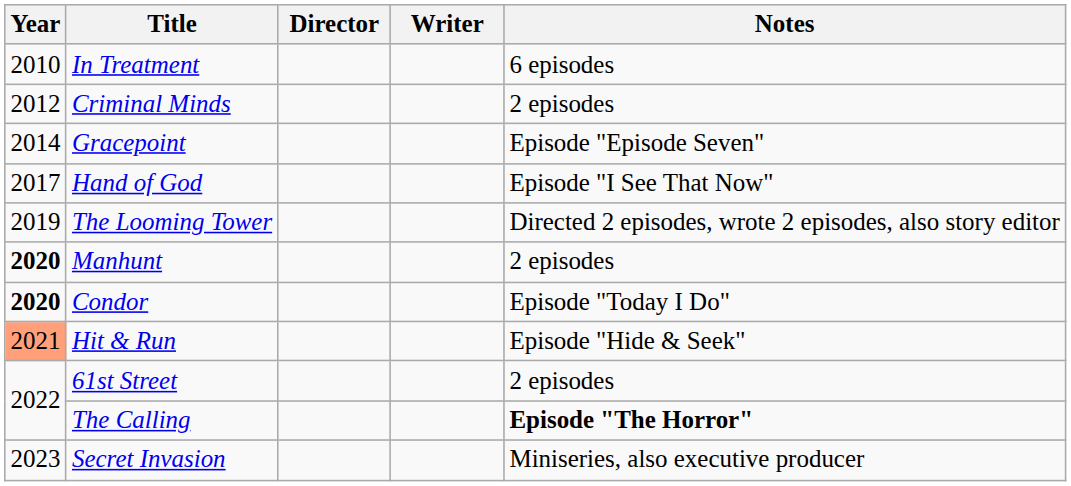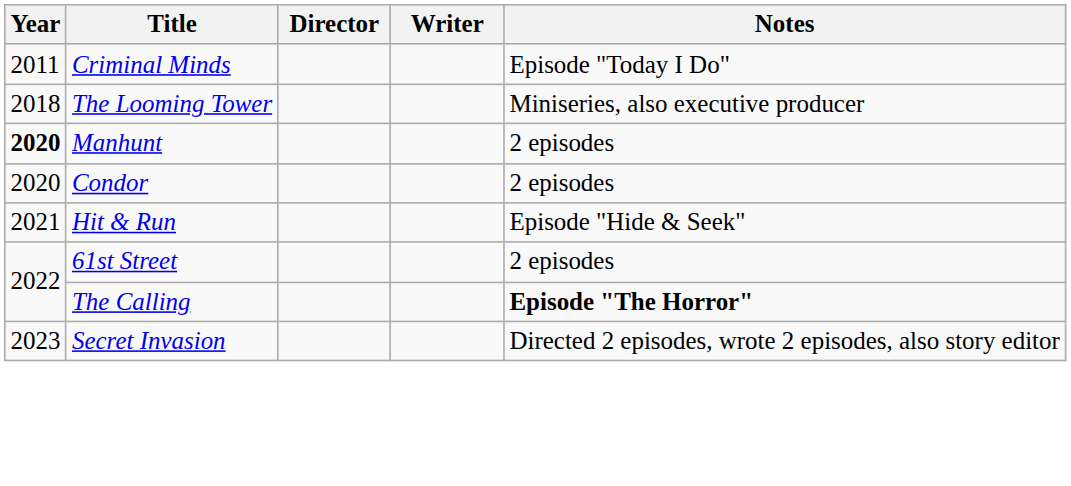- row: (136, 63)
(35, 103) 2012 -> (35, 63) 2011
(562, 103) 2 episodes -> (620, 63) Episode "Today I Do"
- row: (129, 143)
- row: (137, 182)
(35, 222) 2019 -> (35, 103) 2018
(785, 222) Directed 2 episodes, wrote 2 episodes, also story editor -> (687, 103) Miniseries, also executive producer
(35, 301) bold -> (35, 182) normal
(620, 301) Episode "Today I Do" -> (562, 182) 2 episodes
(35, 340) lightsalmon background -> (35, 222) no background
(687, 459) Miniseries, also executive producer -> (785, 340) Directed 2 episodes, wrote 2 episodes, also story editor
